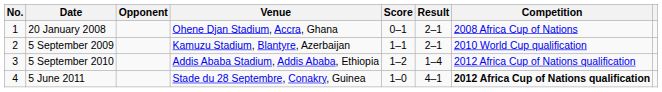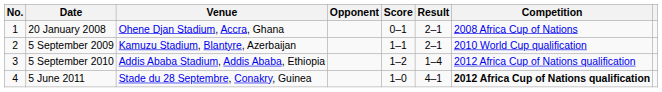columns swapped: (276, 12) <-> (143, 12)
